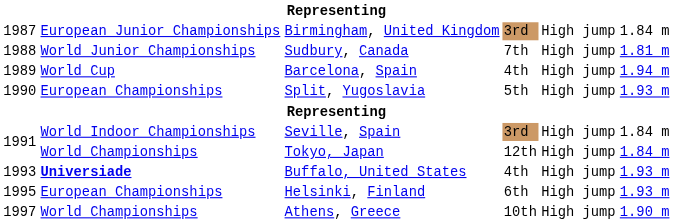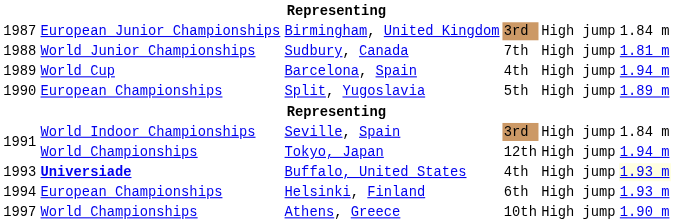(645, 92) 1.93 m -> (645, 92) 1.89 m
(645, 152) 1.84 m -> (645, 152) 1.94 m
(645, 172) no background -> (645, 172) lightyellow background
(20, 192) 1995 -> (20, 192) 1994
